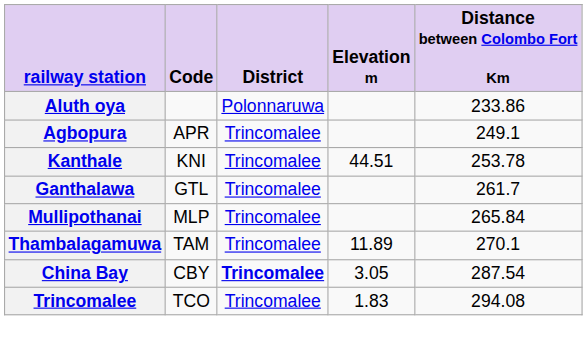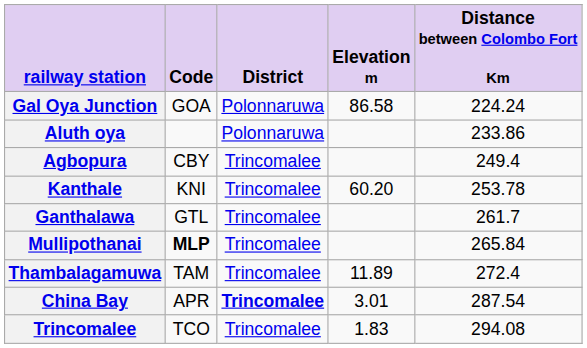+ row: (85, 105)
(191, 133) APR -> (191, 161) CBY
(498, 133) 249.1 -> (498, 161) 249.4
(371, 161) 44.51 -> (371, 189) 60.20
(191, 217) normal -> (191, 245) bold
(498, 245) 270.1 -> (498, 273) 272.4
(191, 273) CBY -> (191, 301) APR
(371, 273) 3.05 -> (371, 301) 3.01
